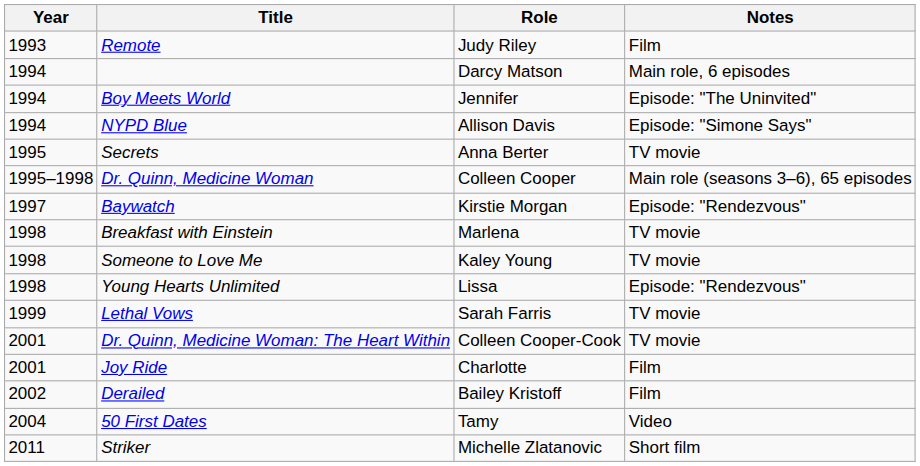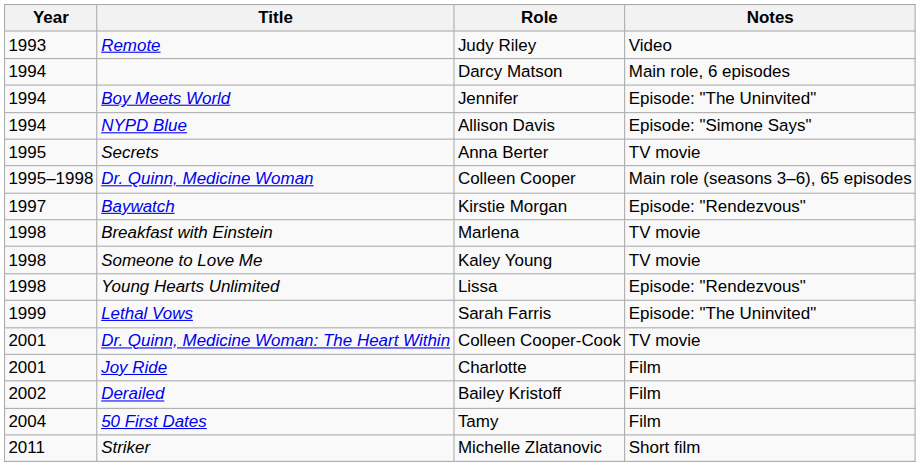(645, 44) Film -> (650, 44) Video
(665, 313) TV movie -> (722, 313) Episode: "The Uninvited"
(650, 421) Video -> (645, 421) Film
